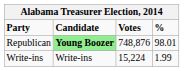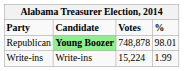(134, 43) 748,876 -> (134, 43) 748,878
